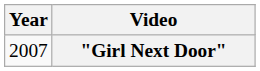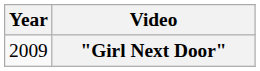(28, 50) 2007 -> (28, 50) 2009
